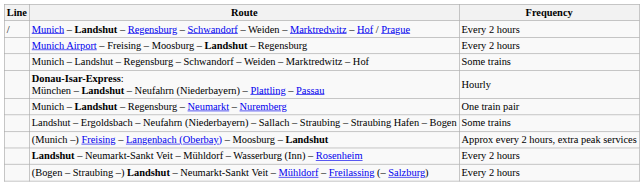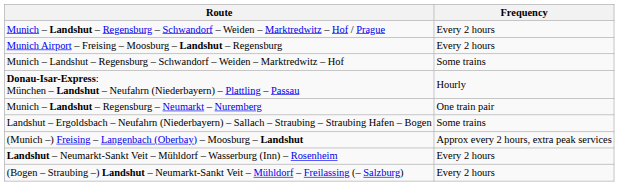- column: (17, 12)
